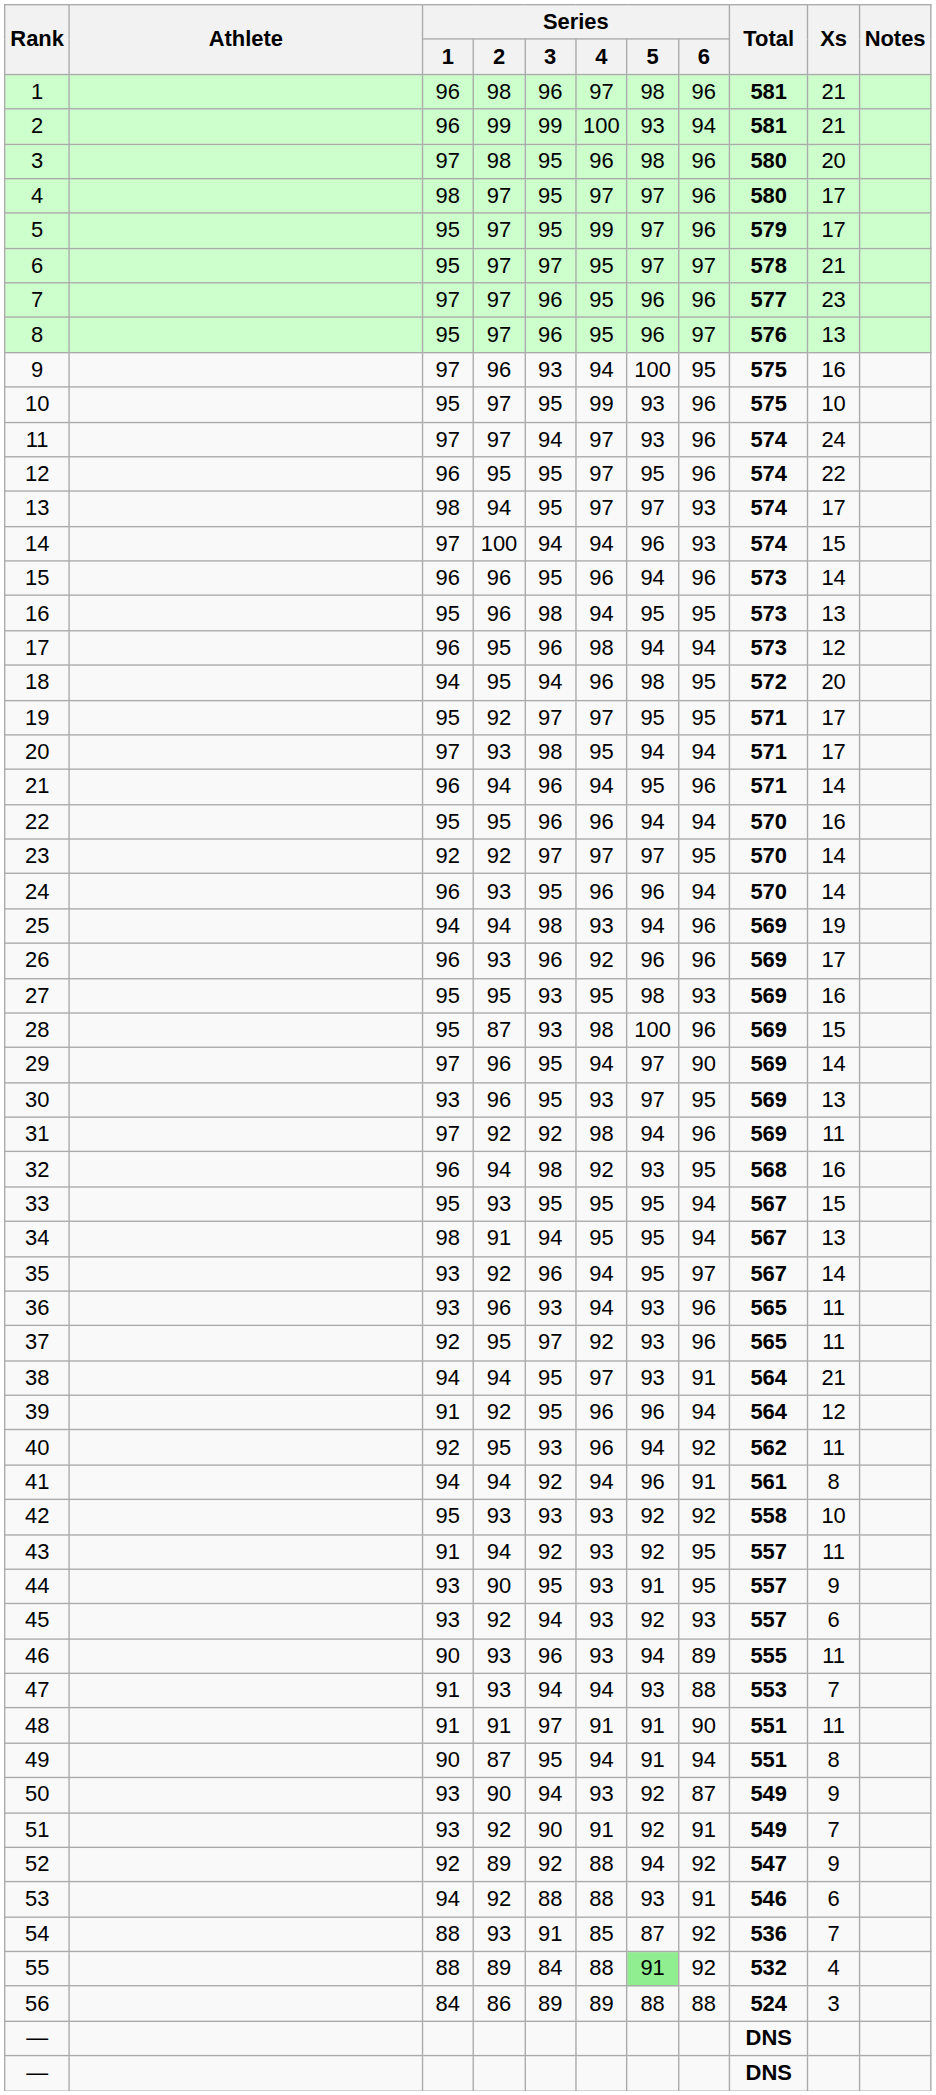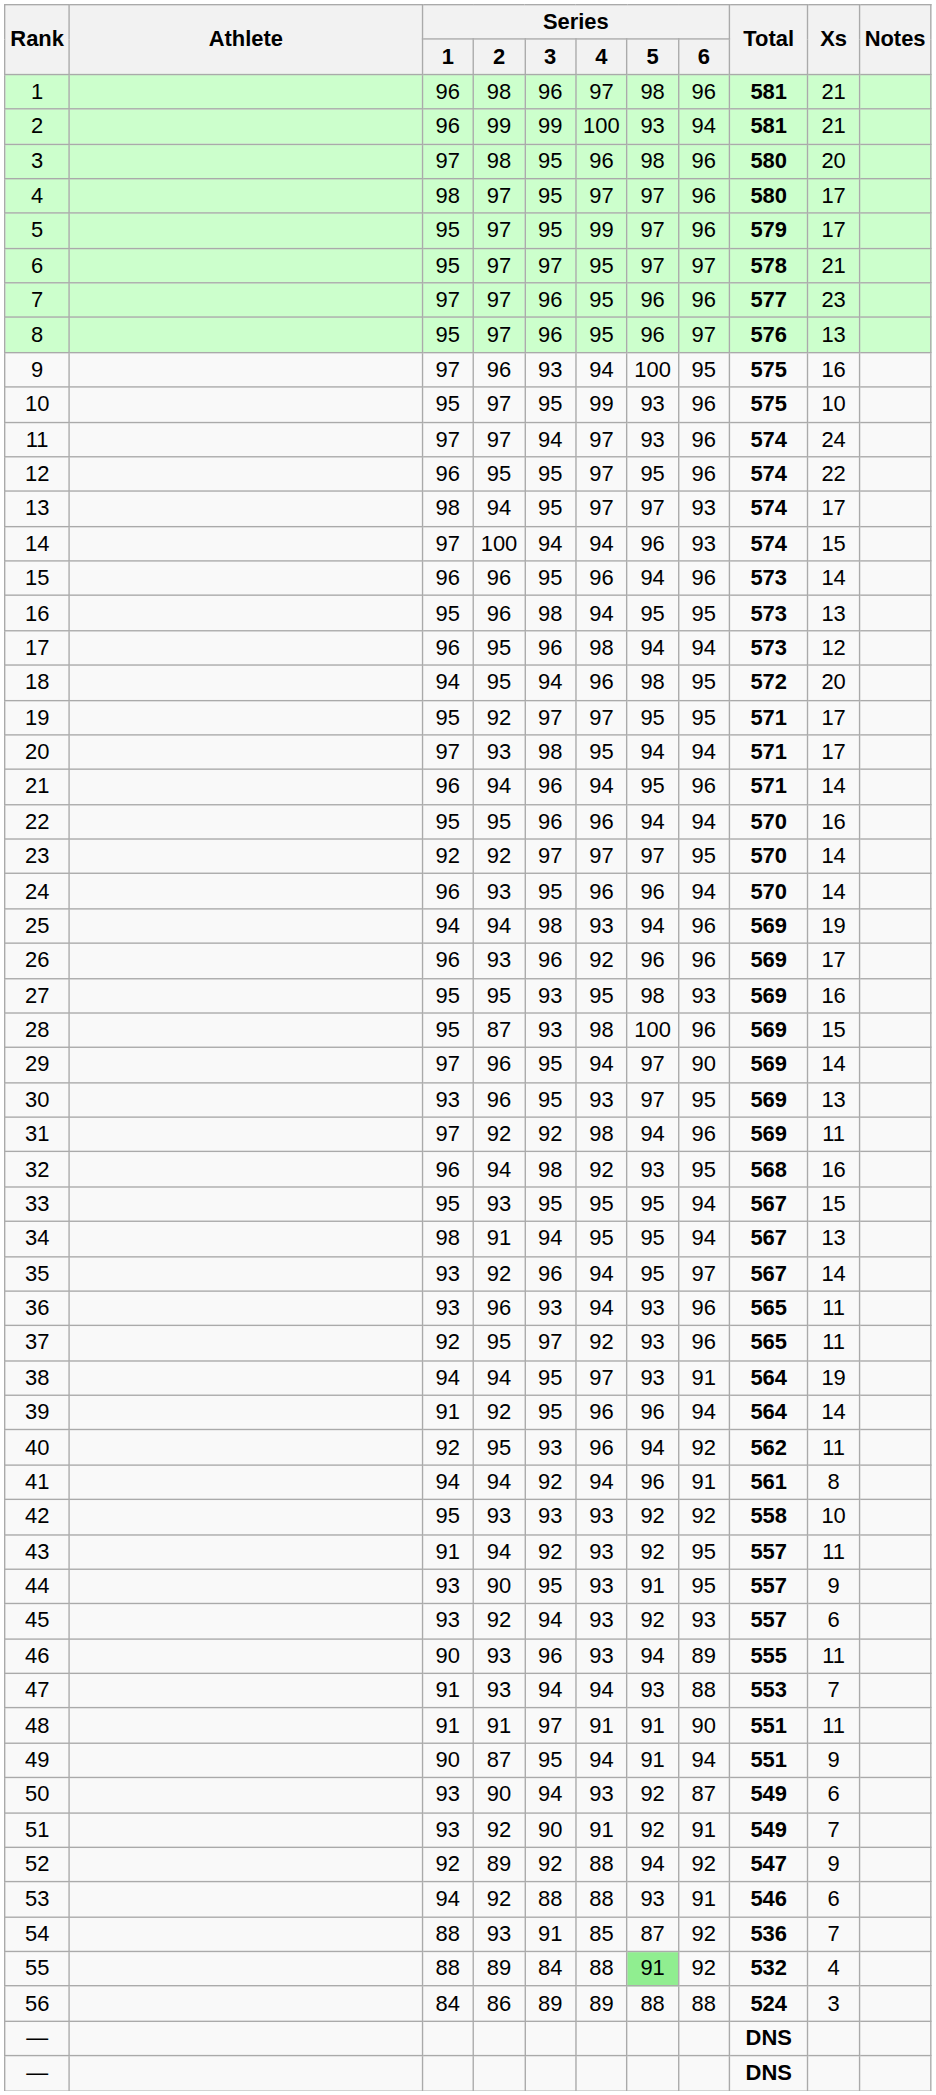(834, 1377) 21 -> (834, 1377) 19
(834, 1412) 12 -> (834, 1412) 14
(834, 1760) 8 -> (834, 1760) 9
(834, 1794) 9 -> (834, 1794) 6
